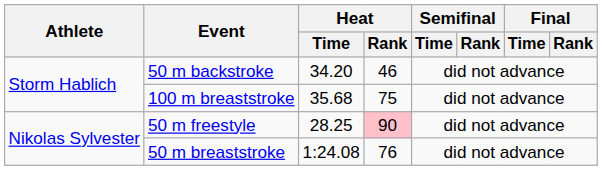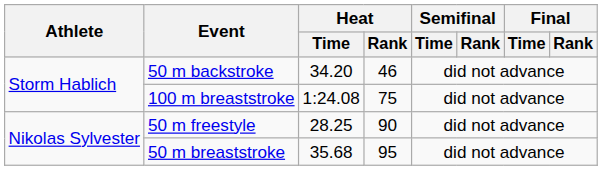(331, 98) 35.68 -> (331, 98) 1:24.08
(387, 125) pink background -> (387, 125) no background
(331, 152) 1:24.08 -> (331, 152) 35.68
(387, 152) 76 -> (387, 152) 95
